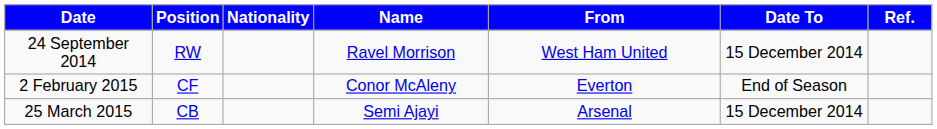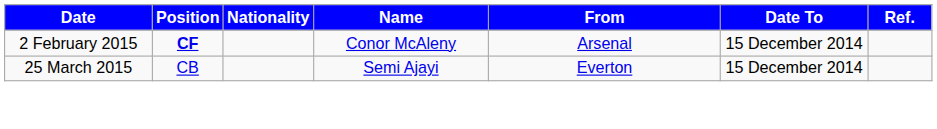- row: (78, 52)
(188, 87) normal -> (188, 43) bold
(605, 87) Everton -> (605, 43) Arsenal
(794, 87) End of Season -> (794, 43) 15 December 2014
(605, 112) Arsenal -> (605, 69) Everton
